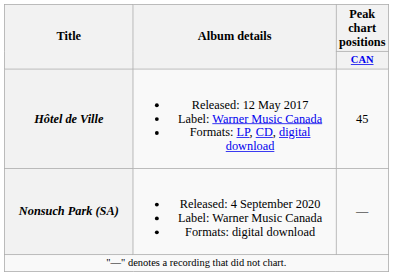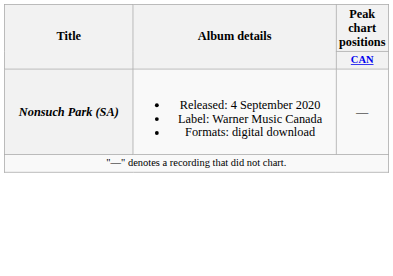- row: (69, 118)
